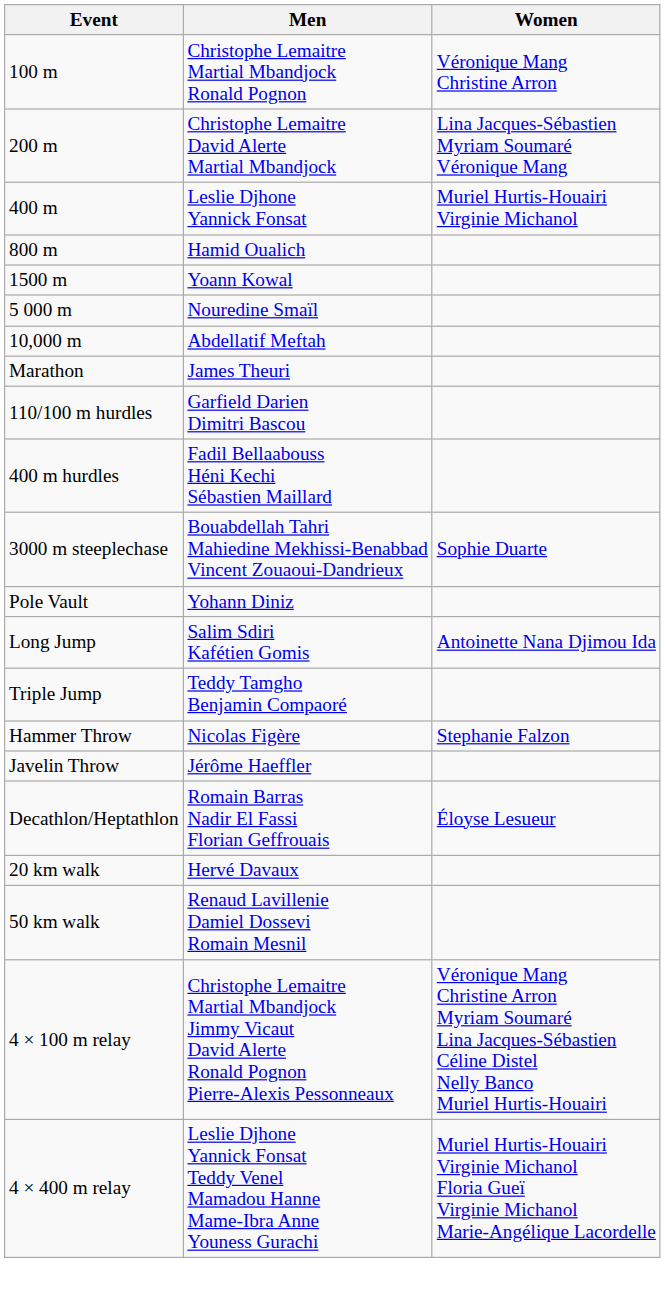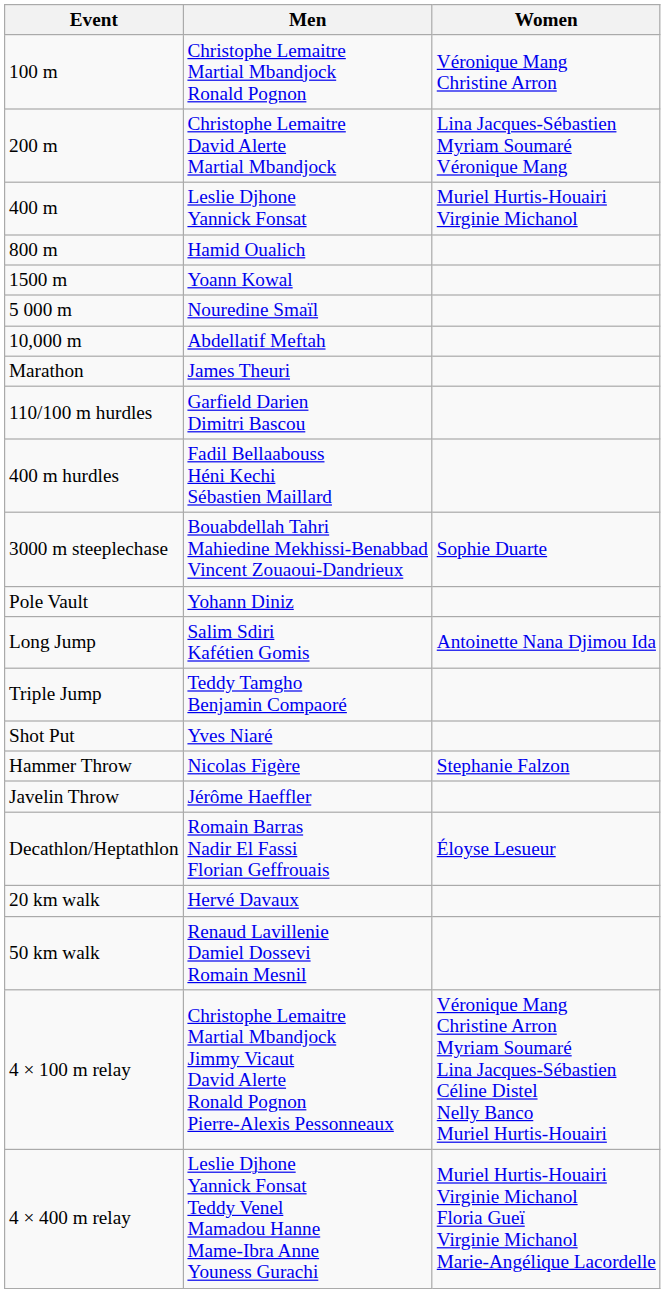+ row: (42, 735)
